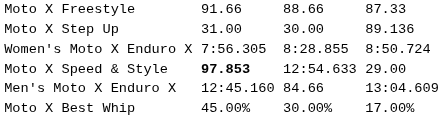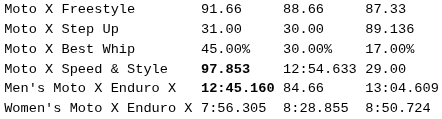rows swapped: (70, 109) <-> (98, 49)
(238, 89) normal -> (238, 89) bold
